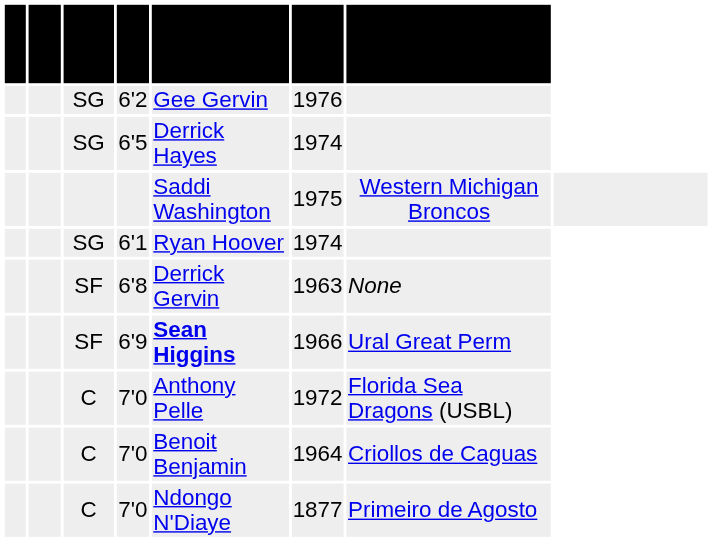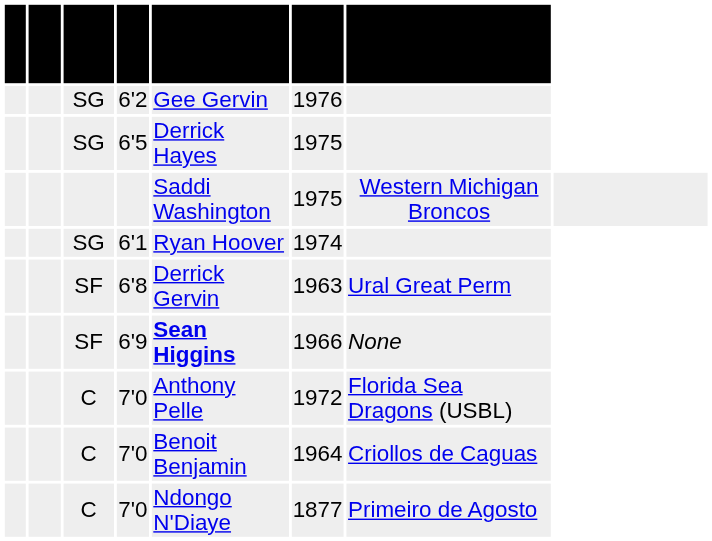(318, 143) 1974 -> (318, 143) 1975
(375, 286) None -> (430, 286) Ural Great Perm
(430, 342) Ural Great Perm -> (375, 342) None
